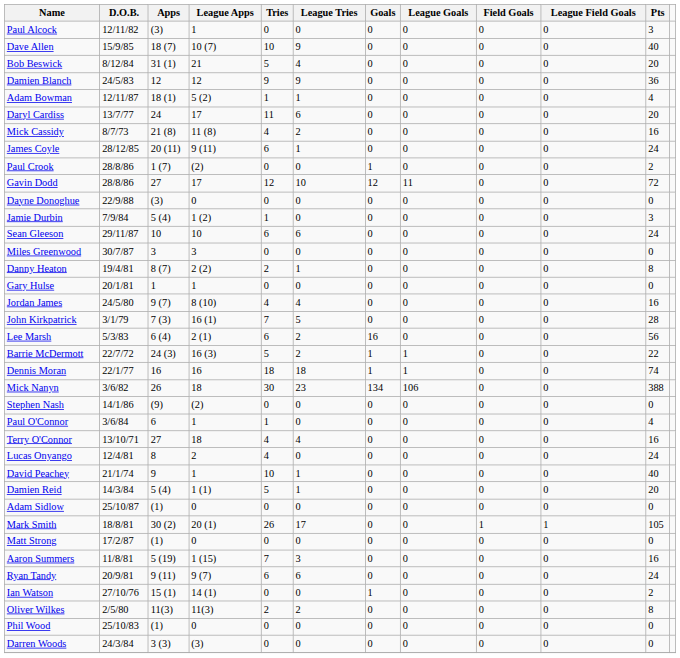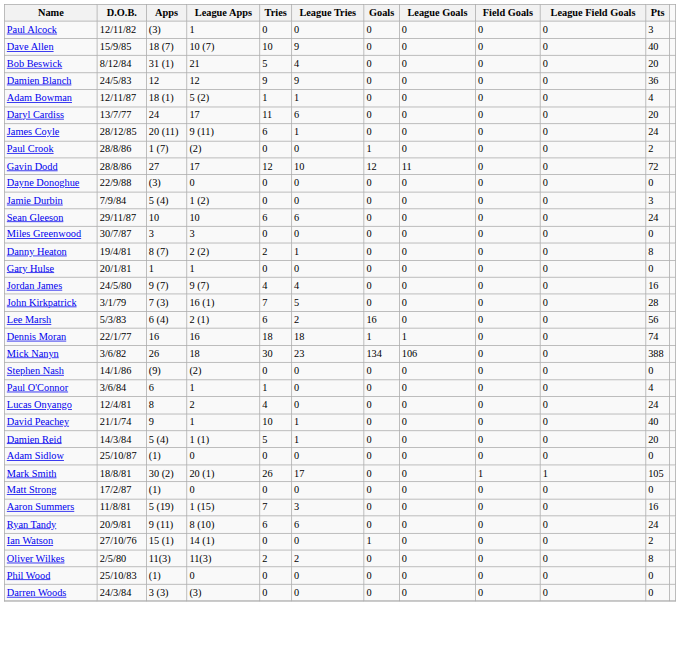- row: (35, 131)
(266, 217) 1 -> (265, 200) 0
(204, 302) 8 (10) -> (199, 285) 9 (7)
- row: (45, 353)
- row: (39, 438)
(201, 575) 9 (7) -> (202, 524) 8 (10)
